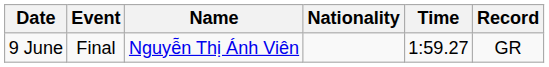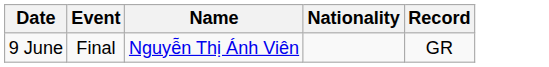- column: (438, 18)
